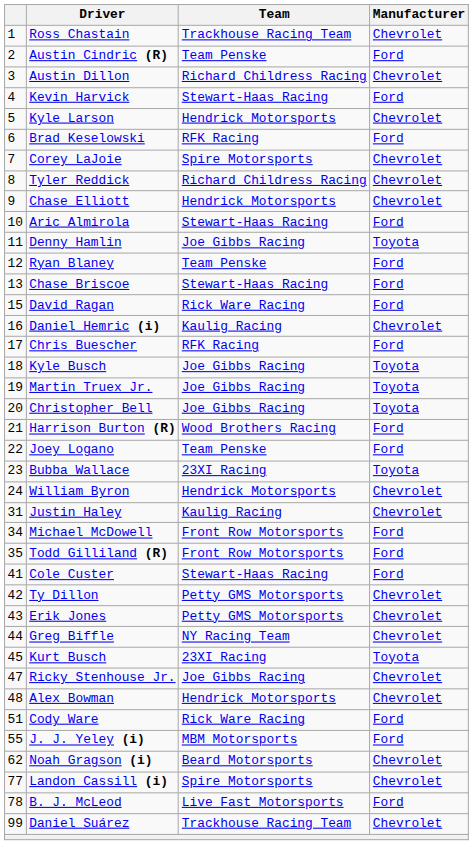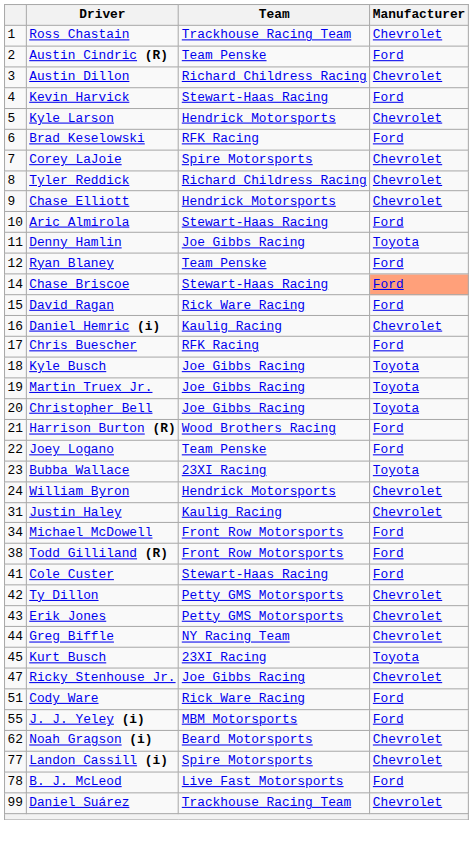(15, 285) 13 -> (15, 285) 14
(388, 285) no background -> (388, 285) lightsalmon background
(15, 554) 35 -> (15, 554) 38
- row: (72, 699)
